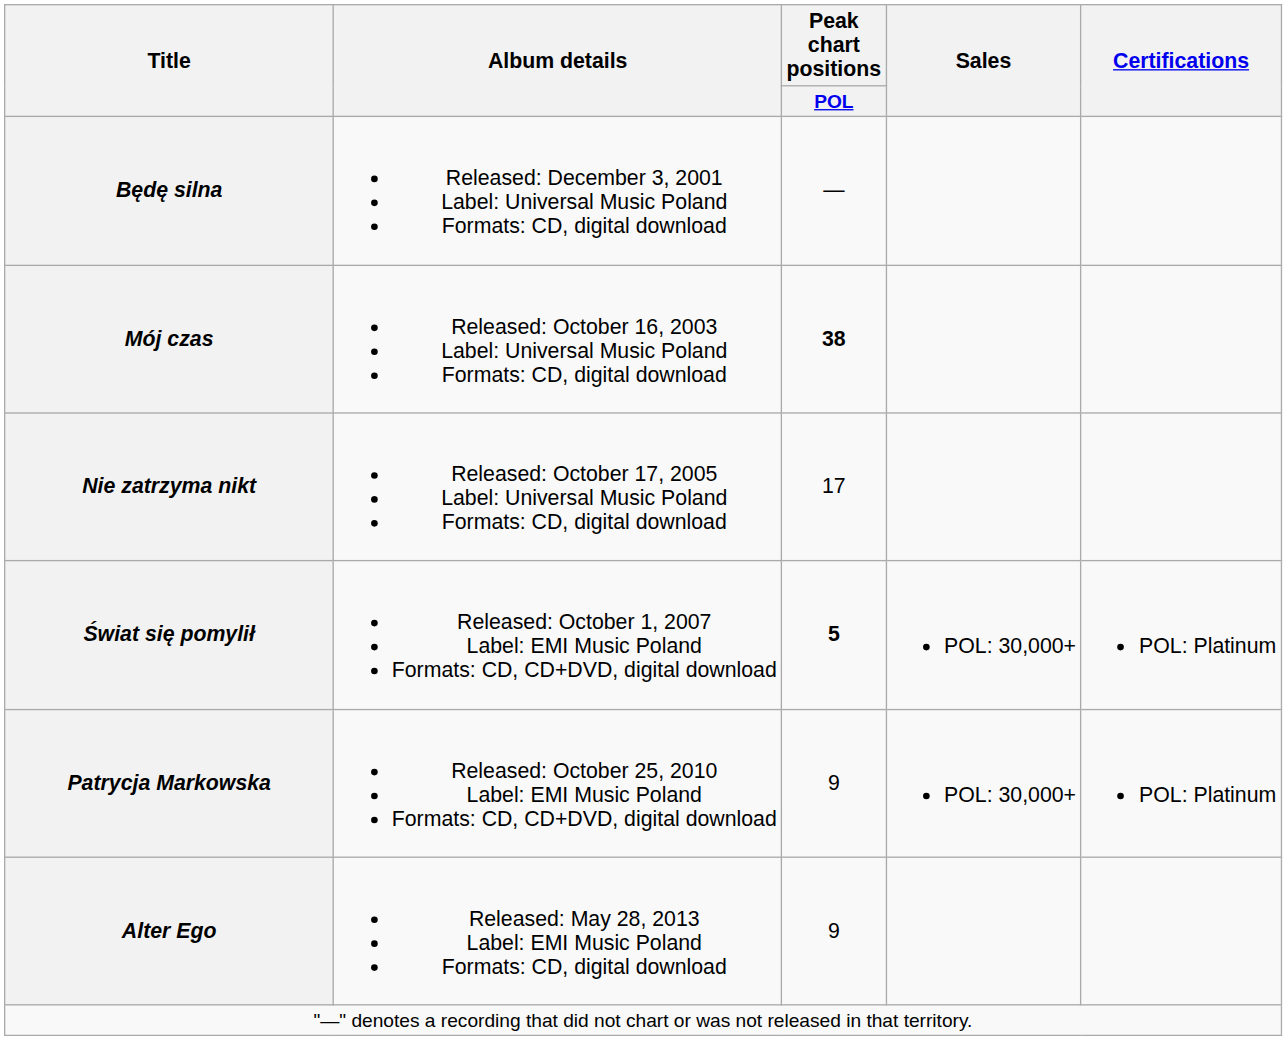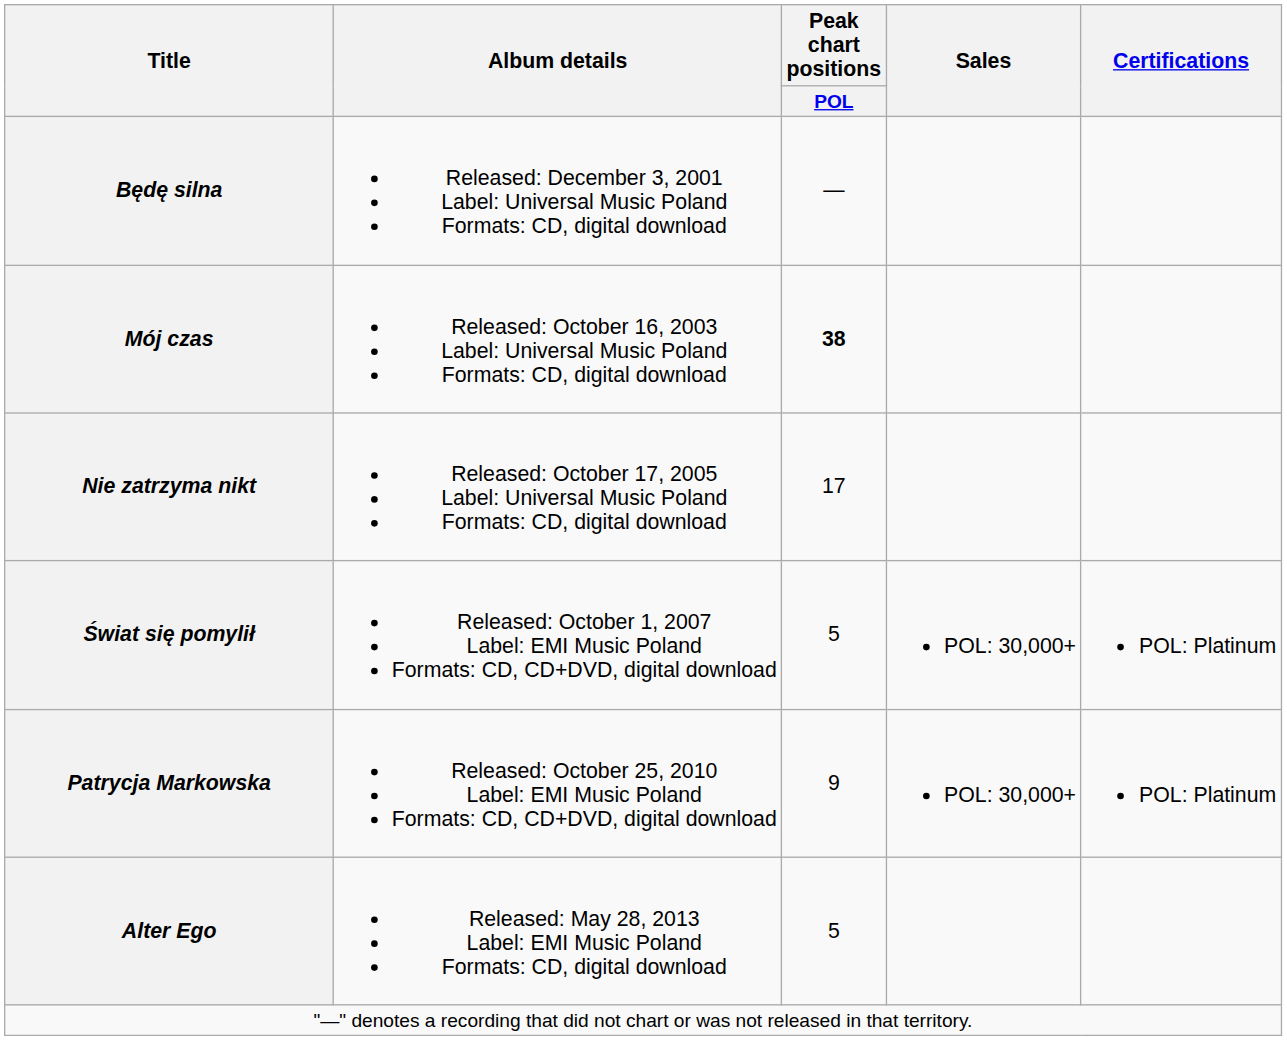(834, 634) bold -> (834, 634) normal
(834, 931) 9 -> (834, 931) 5
